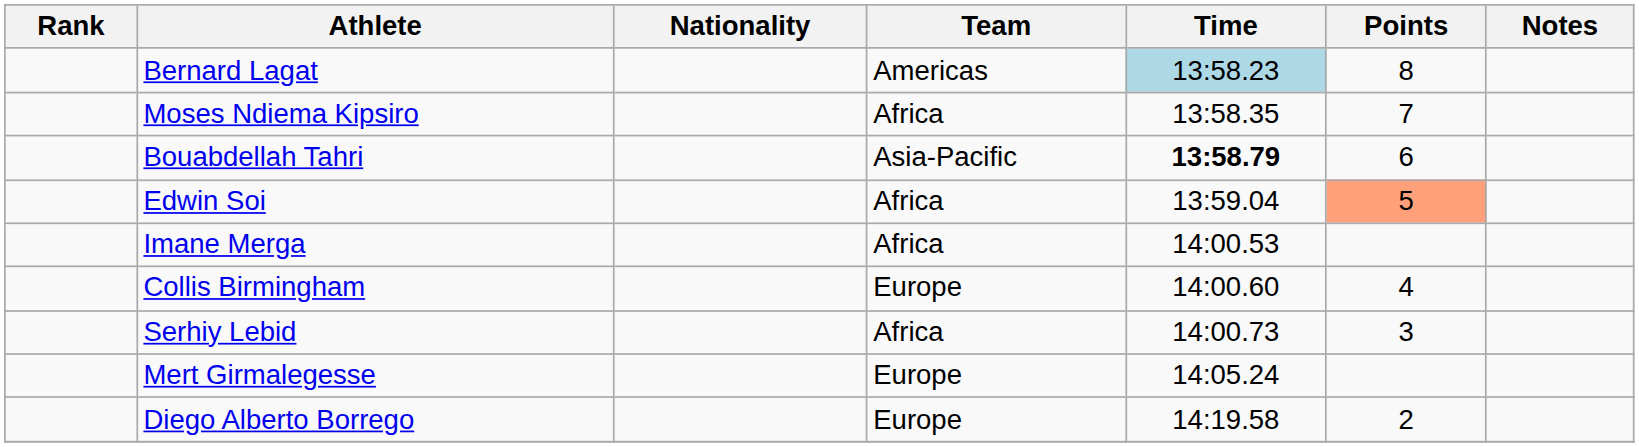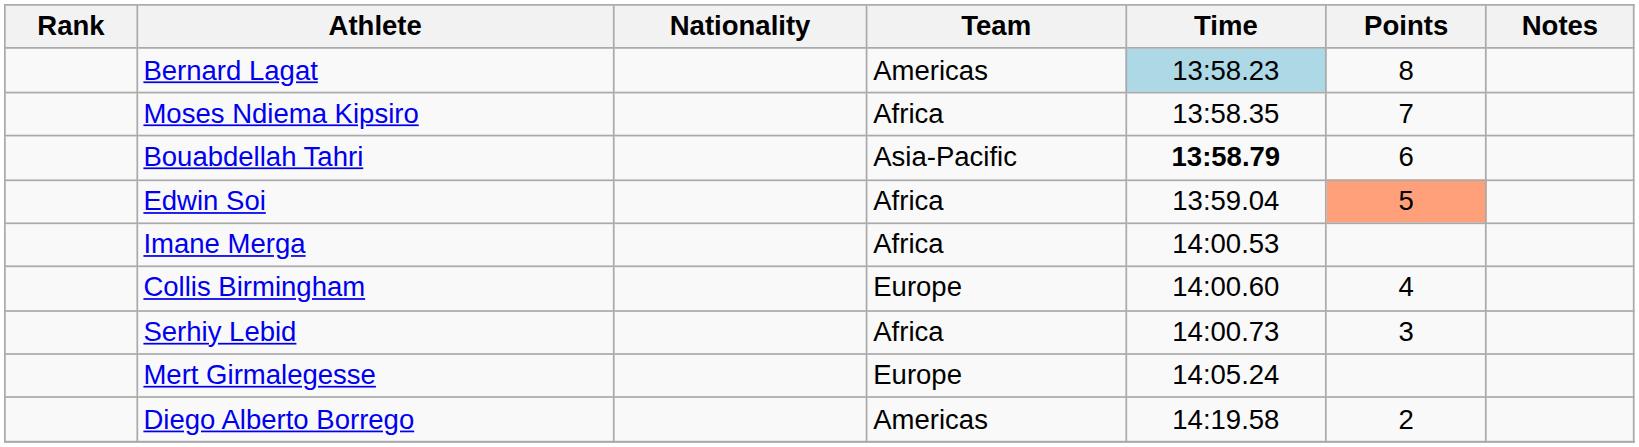(918, 419) Europe -> (931, 419) Americas
